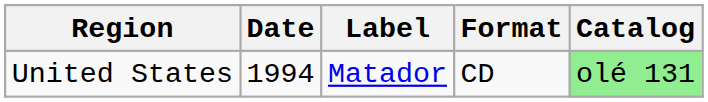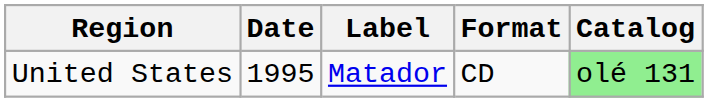(280, 74) 1994 -> (280, 74) 1995
